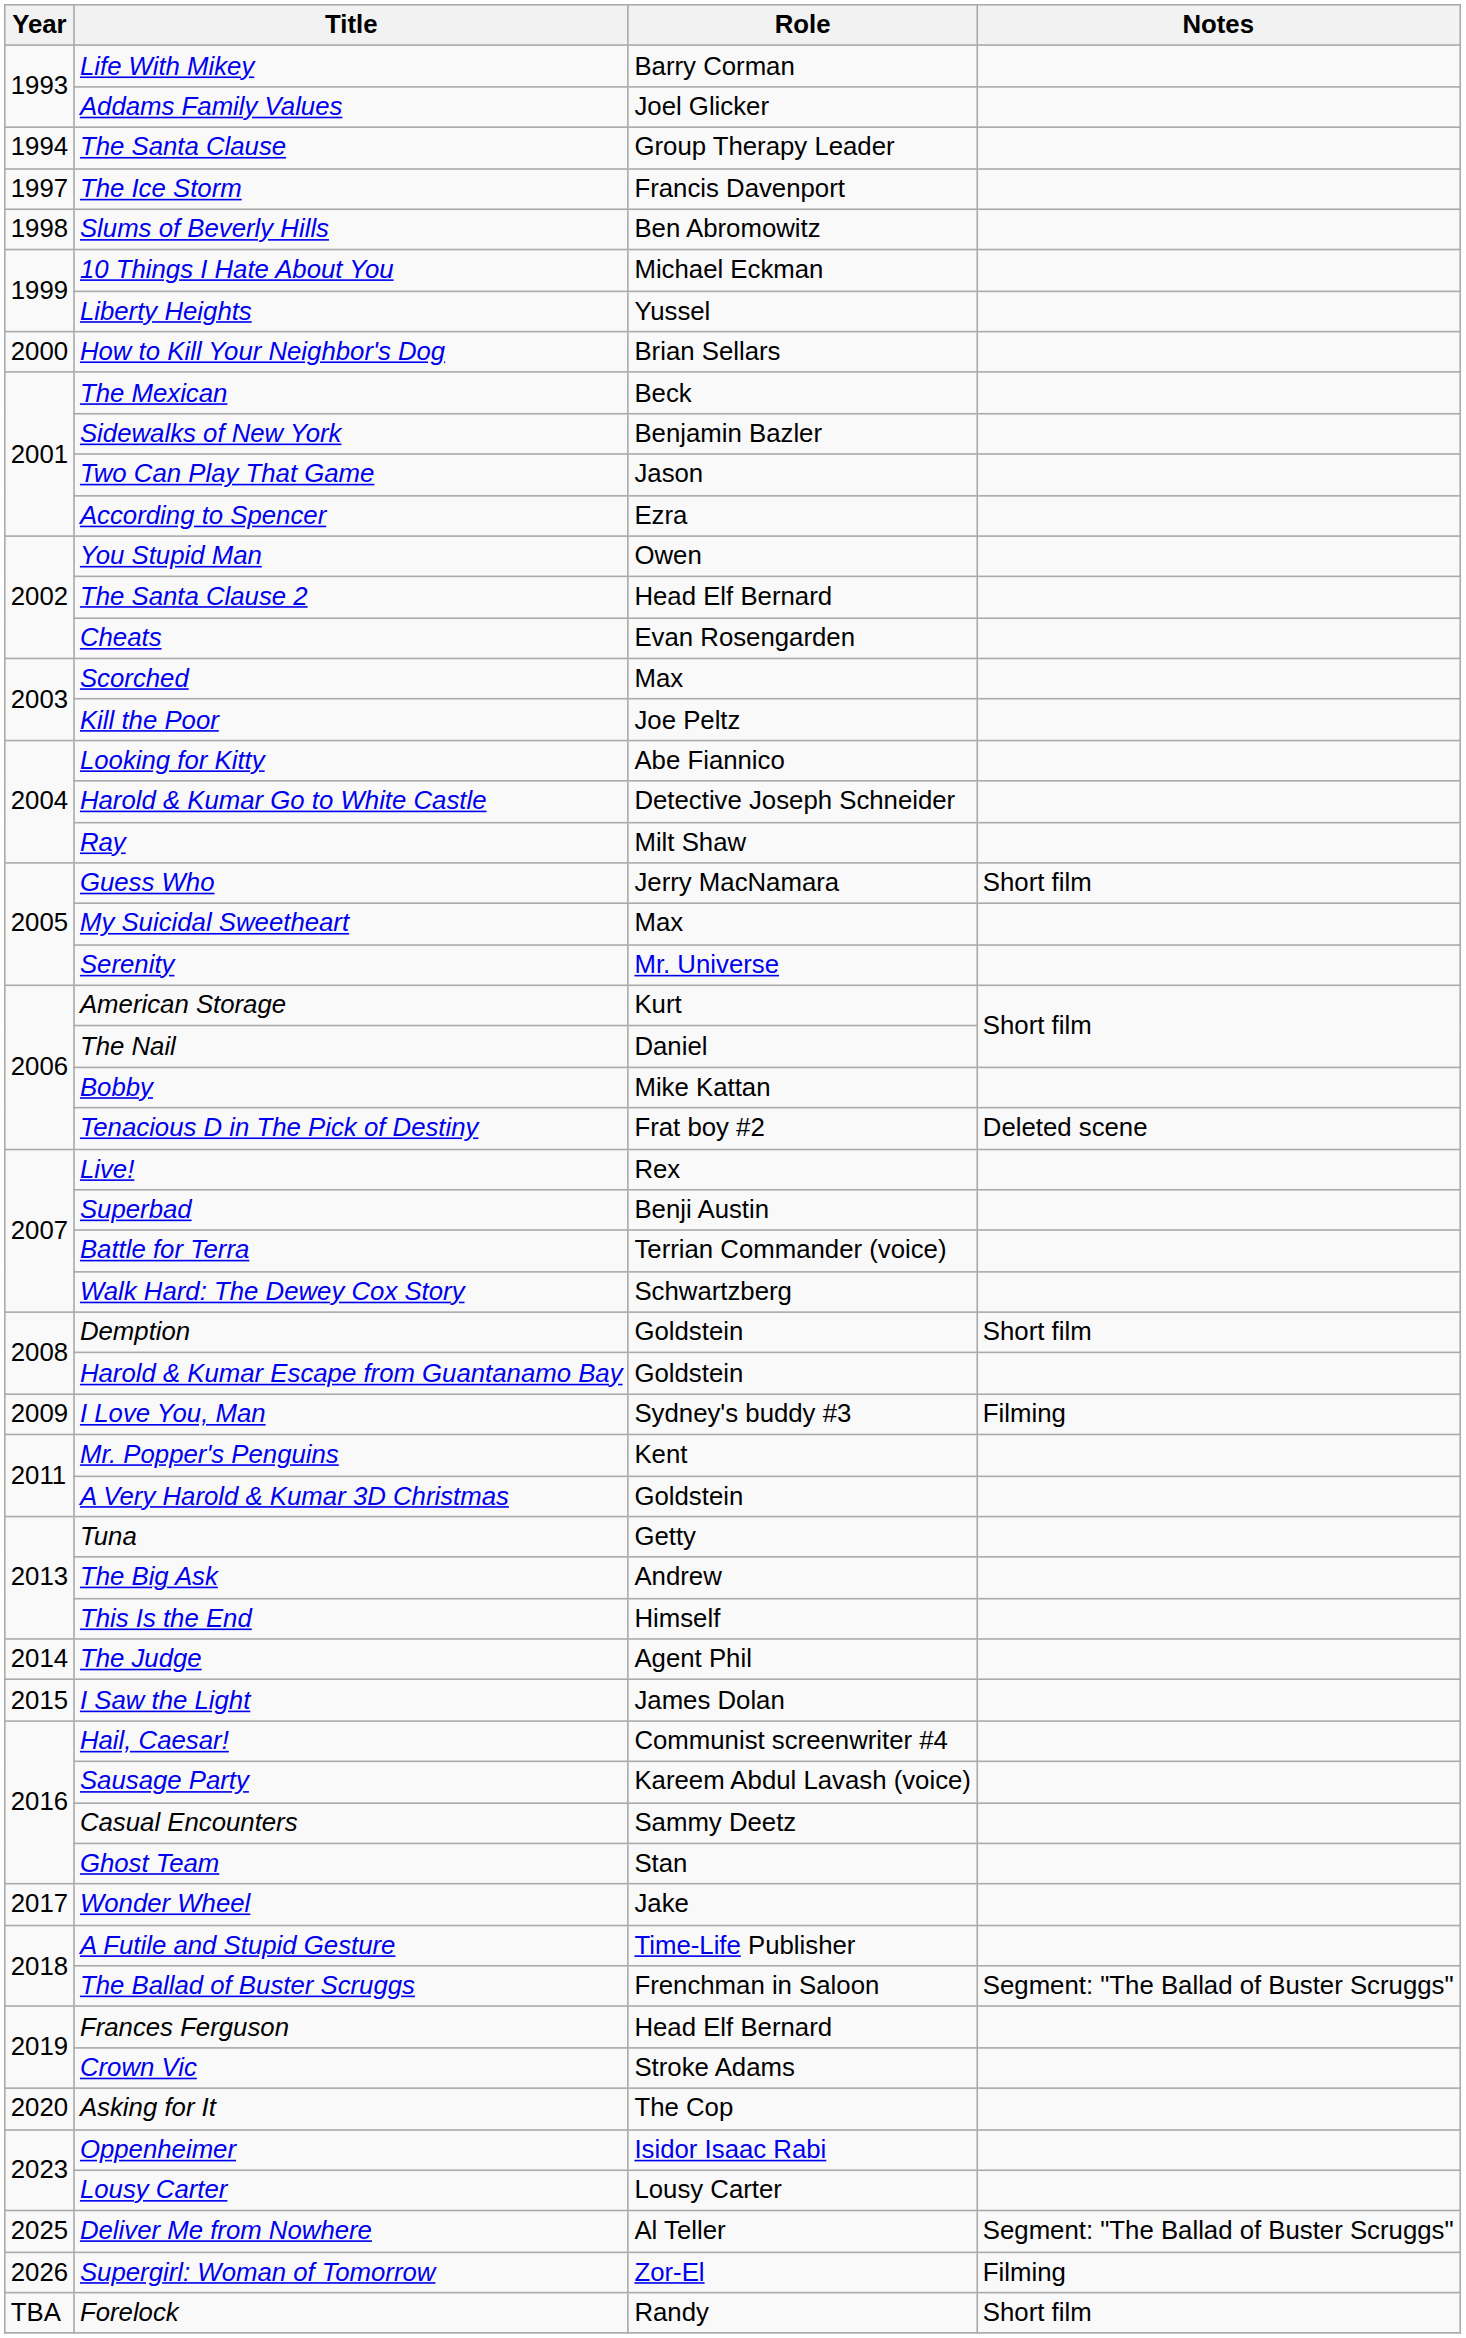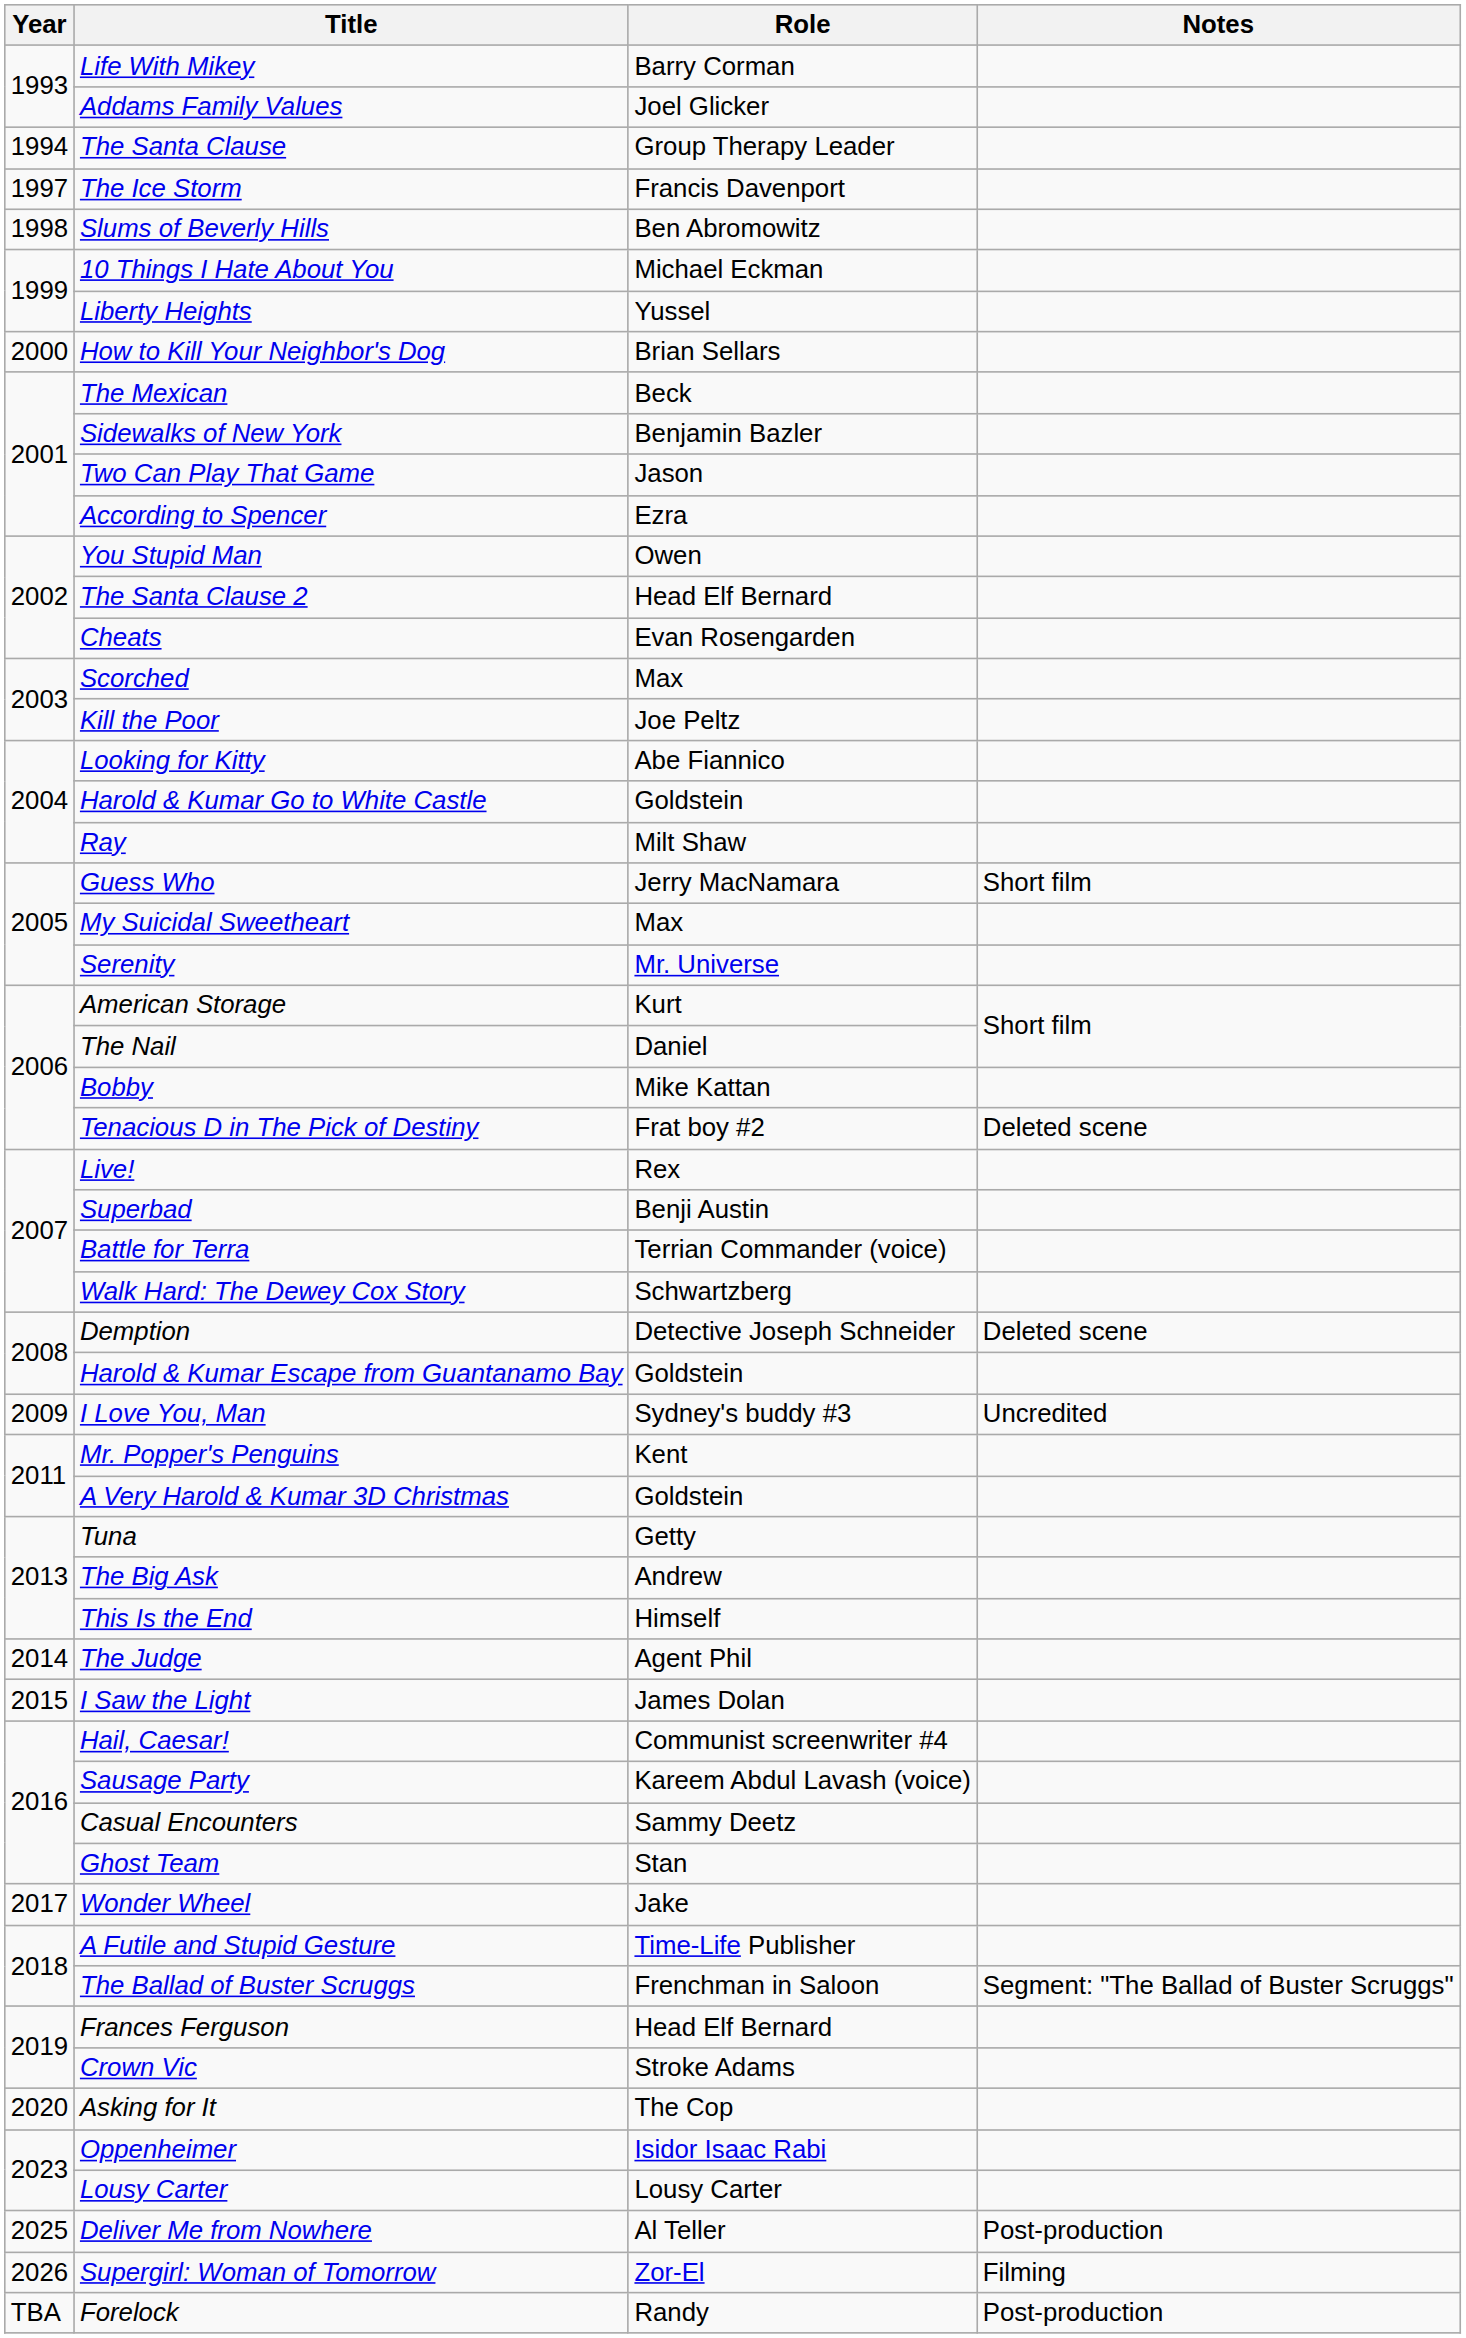(795, 801) Detective Joseph Schneider -> (689, 801) Goldstein
(689, 1332) Goldstein -> (795, 1332) Detective Joseph Schneider
(1037, 1332) Short film -> (1065, 1332) Deleted scene
(1024, 1413) Filming -> (1045, 1413) Uncredited
(1218, 2231) Segment: "The Ballad of Buster Scruggs" -> (1073, 2231) Post-production
(1037, 2312) Short film -> (1073, 2312) Post-production
